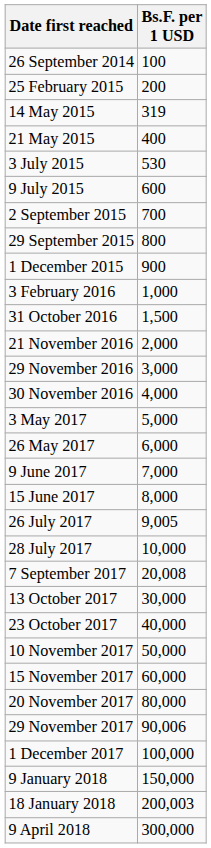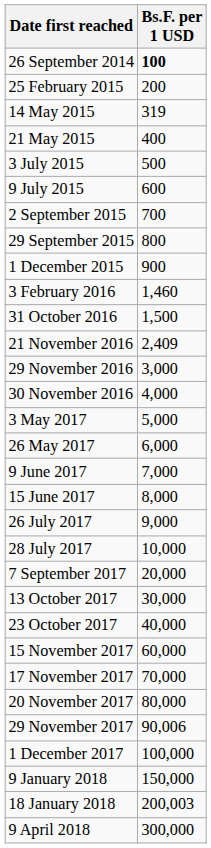(154, 61) normal -> (154, 61) bold
(154, 163) 530 -> (154, 163) 500
(160, 291) 1,000 -> (160, 291) 1,460
(160, 343) 2,000 -> (160, 343) 2,409
(160, 522) 9,005 -> (160, 522) 9,000
(164, 573) 20,008 -> (164, 573) 20,000
- row: (71, 650)
+ row: (71, 676)
